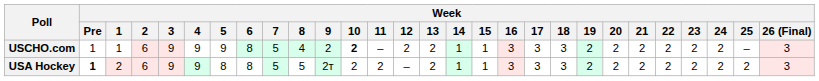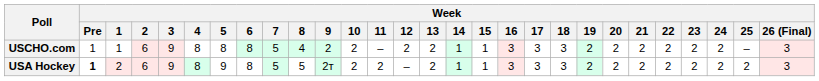(197, 48) 9 -> (197, 48) 8
(223, 48) 9 -> (223, 48) 8
(354, 48) bold -> (354, 48) normal
(197, 66) 9 -> (197, 66) 8
(223, 66) 8 -> (223, 66) 9
